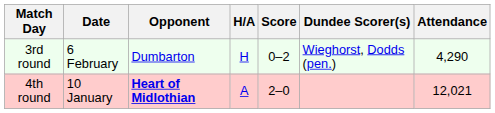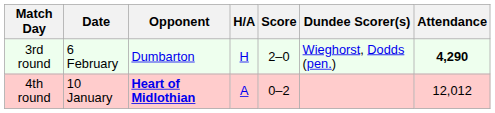(279, 56) 0–2 -> (279, 56) 2–0
(452, 56) normal -> (452, 56) bold
(279, 91) 2–0 -> (279, 91) 0–2
(452, 91) 12,021 -> (452, 91) 12,012
